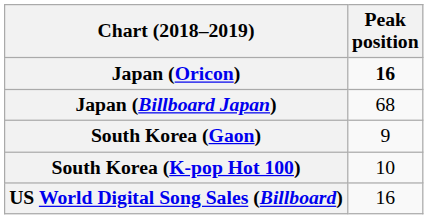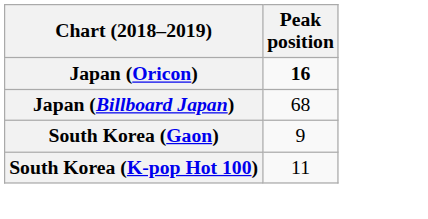(385, 167) 10 -> (301, 167) 11
- row: (176, 198)
